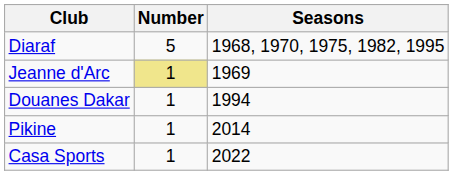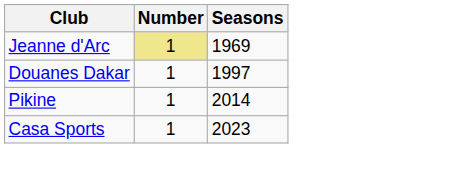- row: (32, 45)
(231, 101) 1994 -> (231, 73) 1997
(231, 156) 2022 -> (231, 128) 2023
